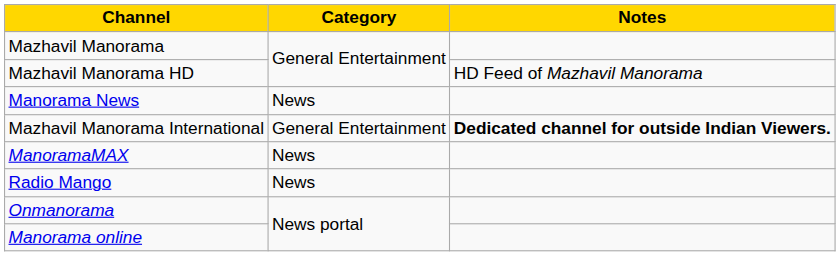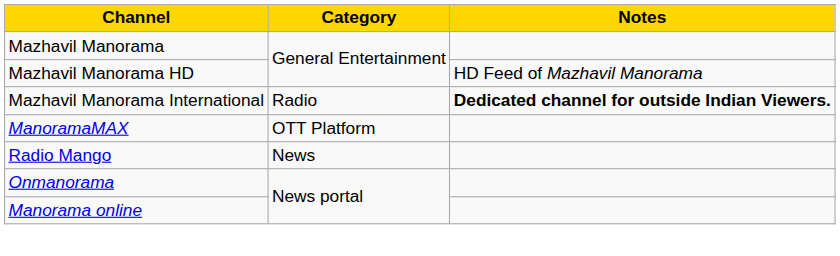- row: (74, 100)
(359, 127) General Entertainment -> (295, 100) Radio
(294, 155) News -> (324, 127) OTT Platform
